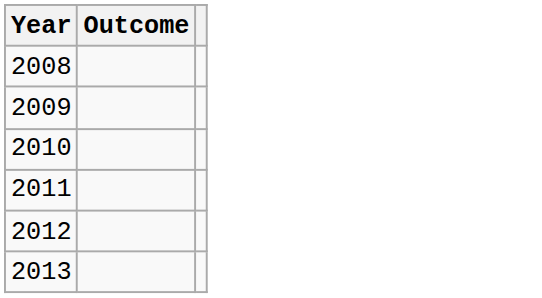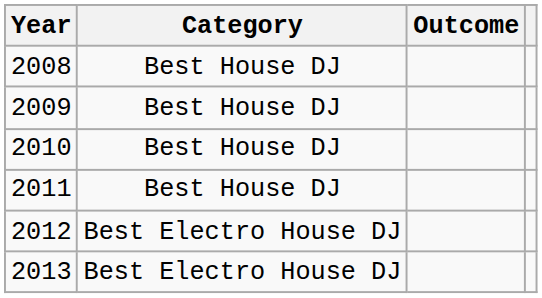+ column: (242, 26)
